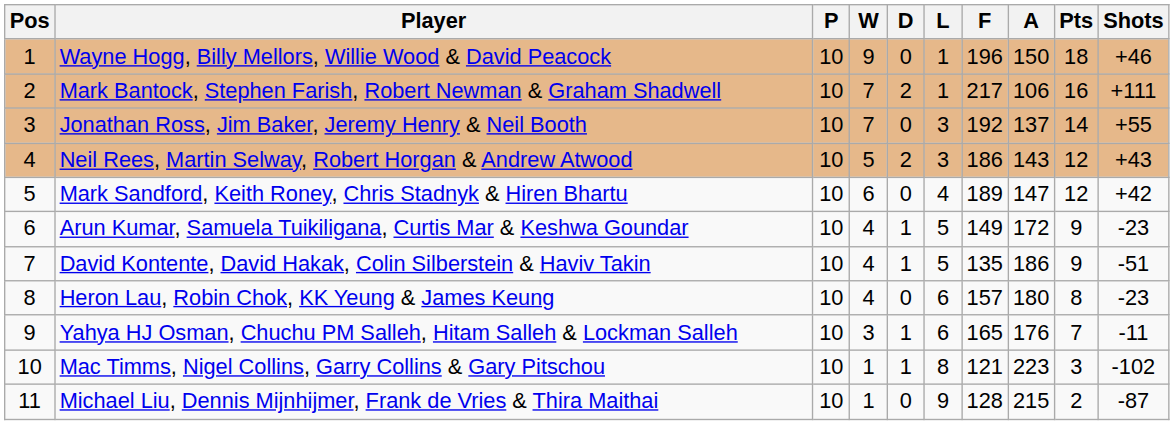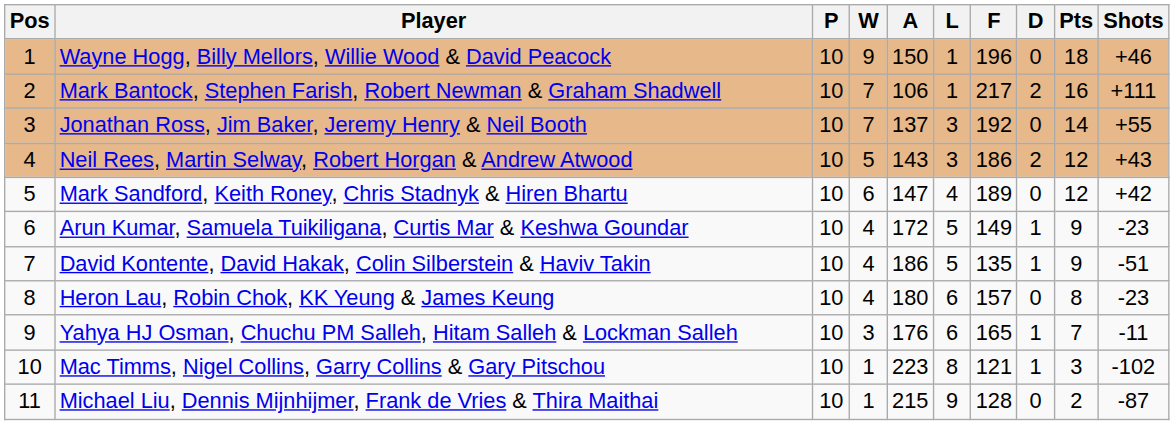columns swapped: (906, 21) <-> (1031, 21)
